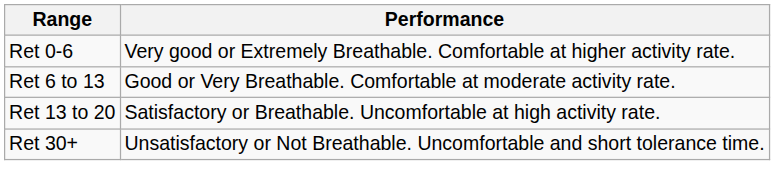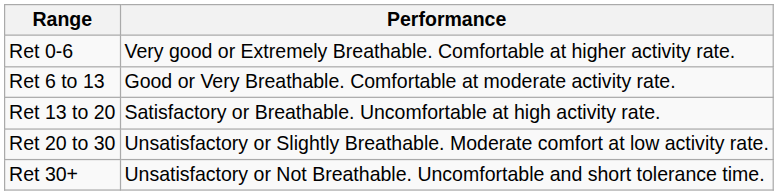+ row: (62, 143)
